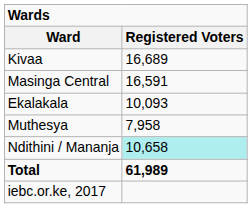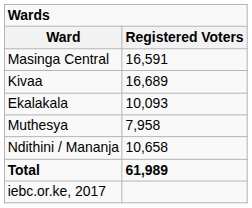rows swapped: (25, 59) <-> (58, 81)
(147, 147) paleturquoise background -> (147, 147) no background
